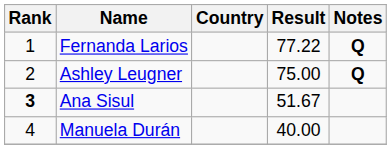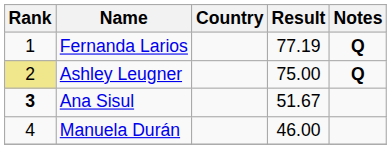(298, 46) 77.22 -> (298, 46) 77.19
(30, 74) no background -> (30, 74) khaki background
(298, 130) 40.00 -> (298, 130) 46.00
